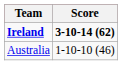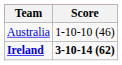rows swapped: (28, 50) <-> (25, 32)
